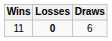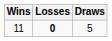(90, 28) 6 -> (90, 28) 5
